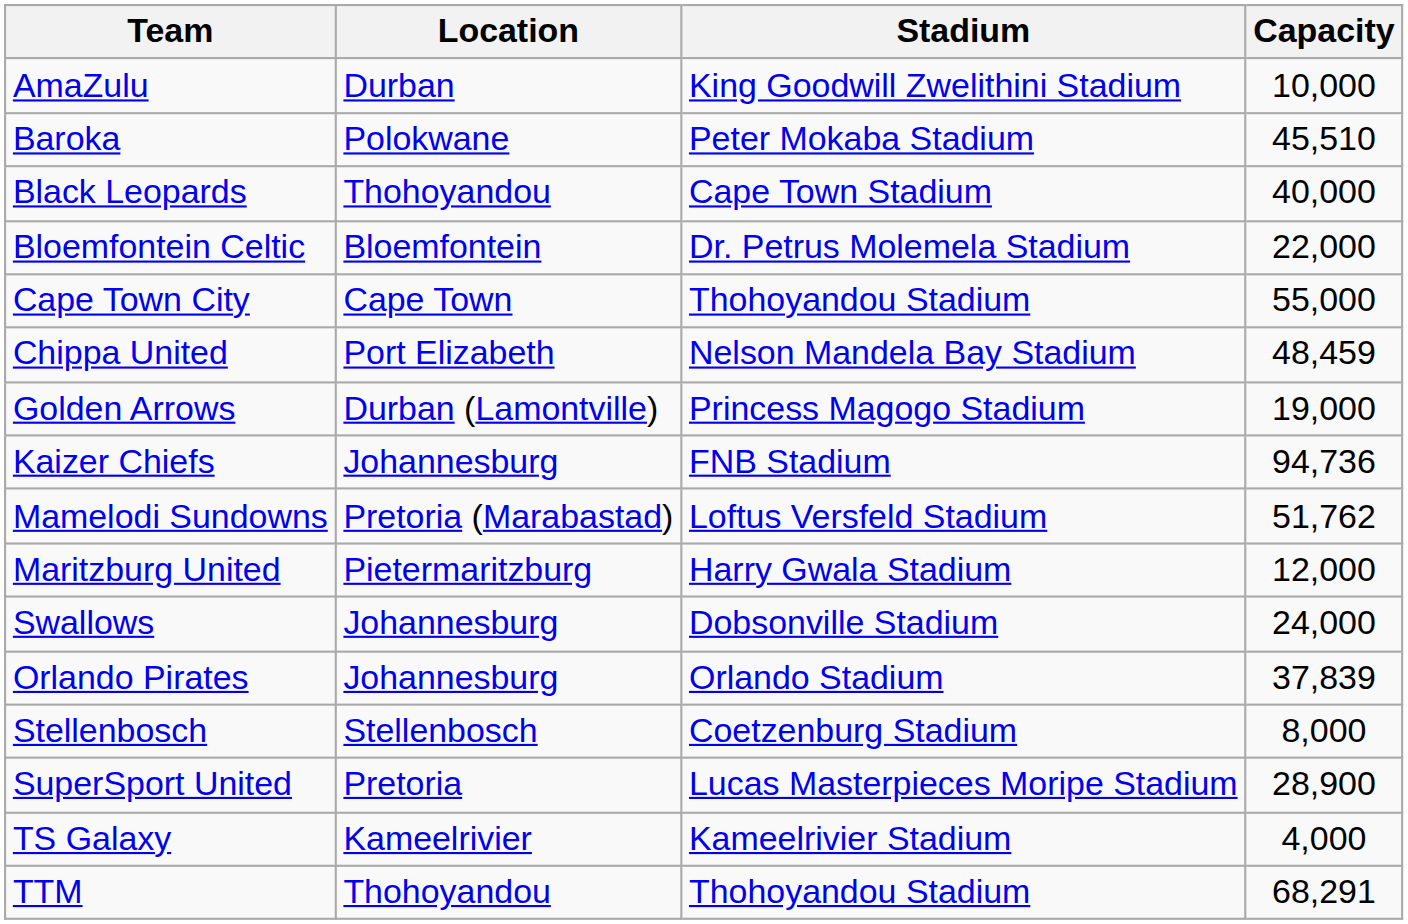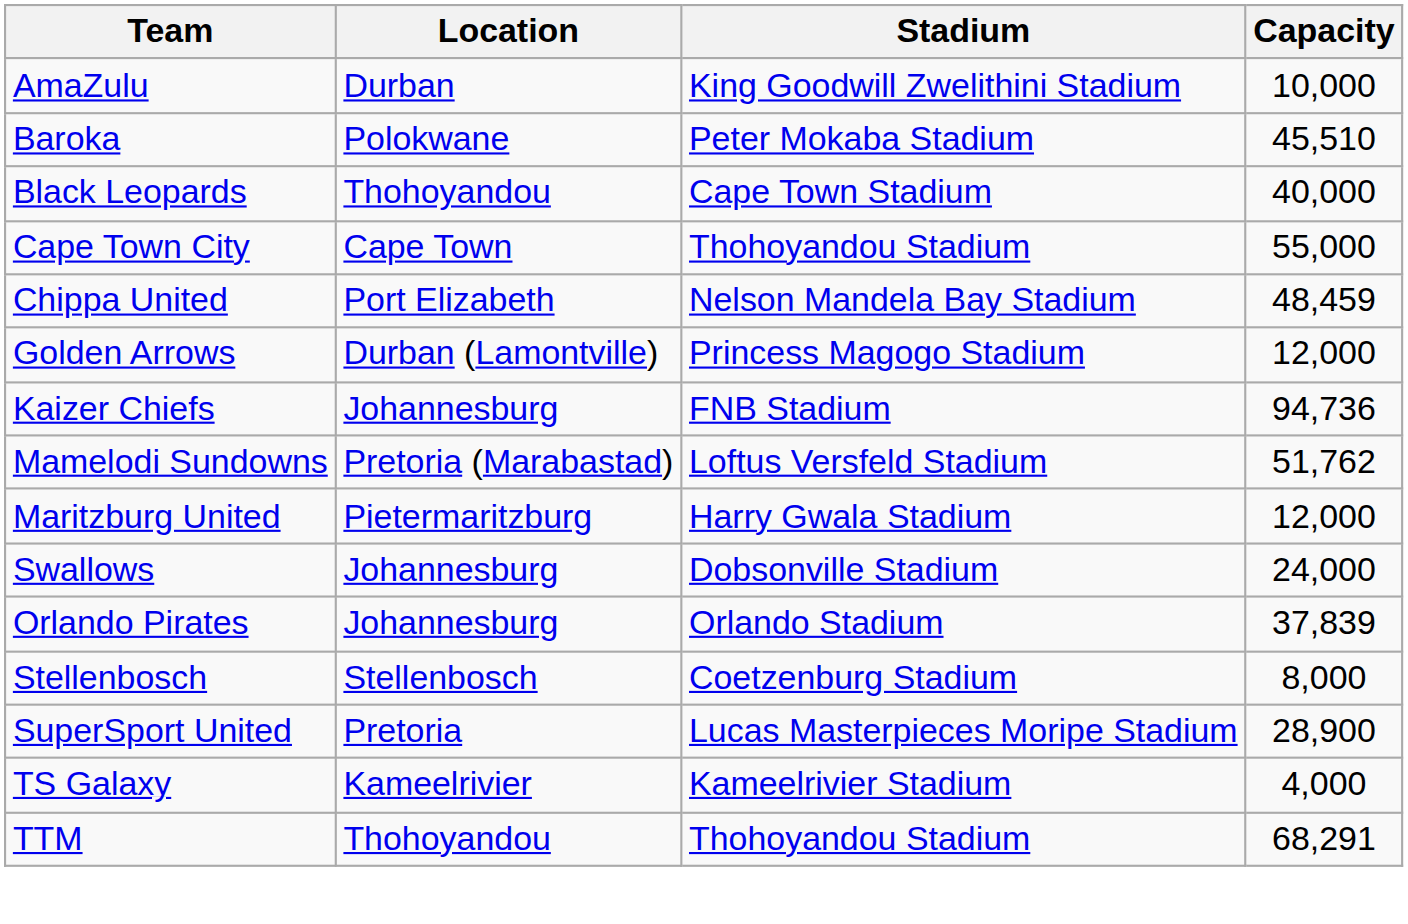- row: (159, 246)
(1324, 407) 19,000 -> (1324, 354) 12,000
